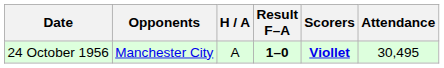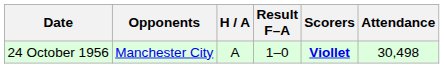(277, 52) bold -> (277, 52) normal
(398, 52) 30,495 -> (398, 52) 30,498
